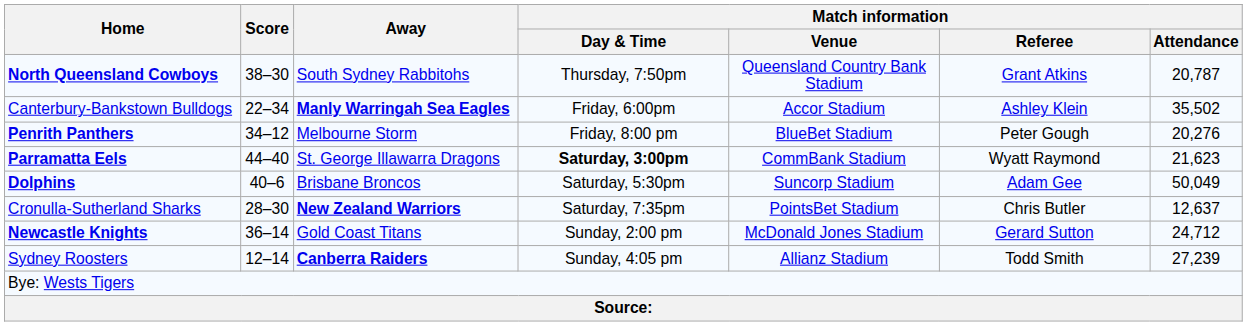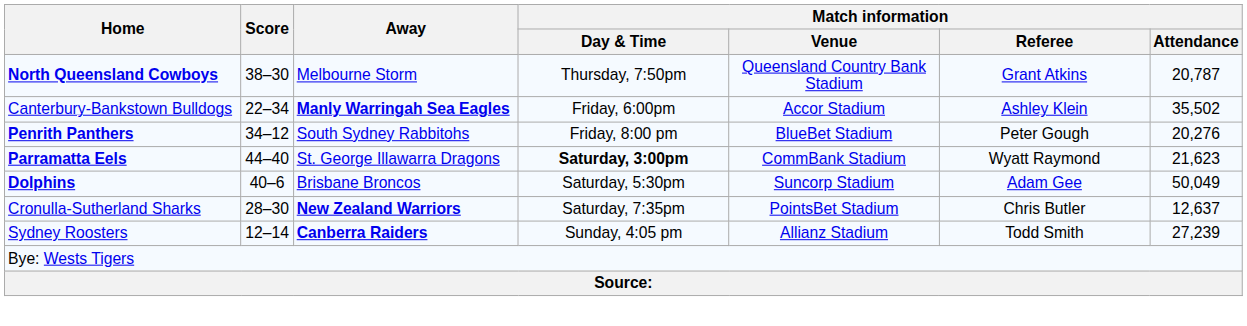(383, 75) South Sydney Rabbitohs -> (357, 75) Melbourne Storm
(357, 134) Melbourne Storm -> (383, 134) South Sydney Rabbitohs
- row: (78, 233)
